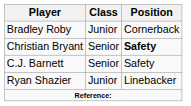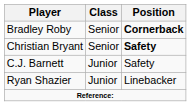(103, 30) Junior -> (104, 30) Senior
(152, 30) normal -> (154, 30) bold
(104, 64) Senior -> (103, 64) Junior
